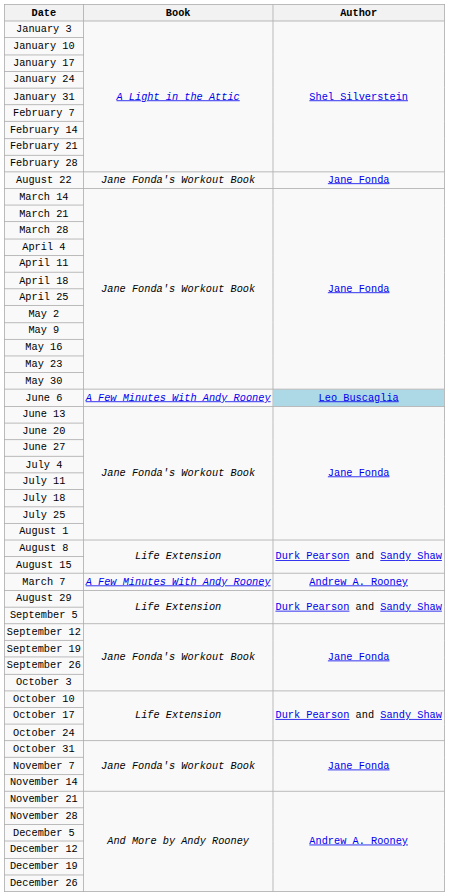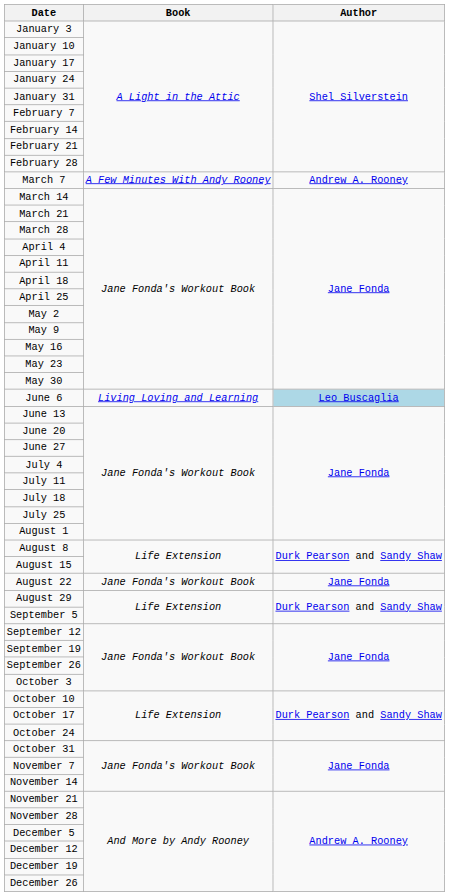rows swapped: (44, 582) <-> (44, 180)
(178, 398) A Few Minutes With Andy Rooney -> (178, 398) Living Loving and Learning
